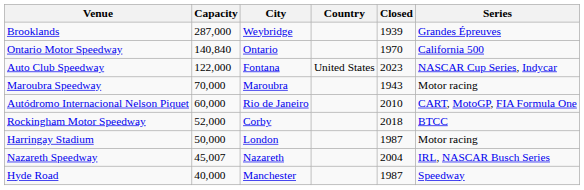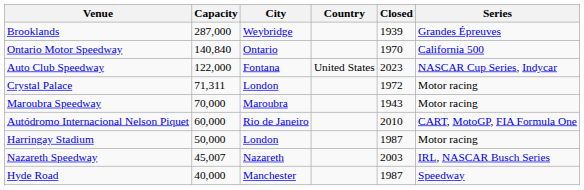+ row: (40, 85)
- row: (76, 121)
(391, 157) 2004 -> (391, 157) 2003
